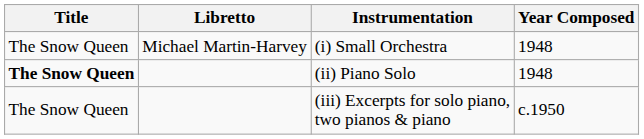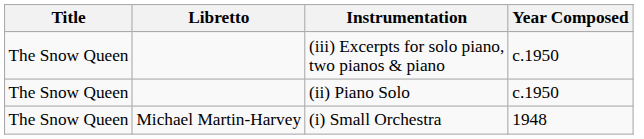rows swapped: (381, 45) <-> (412, 110)
(71, 73) bold -> (69, 92) normal
(535, 73) 1948 -> (536, 92) c.1950
